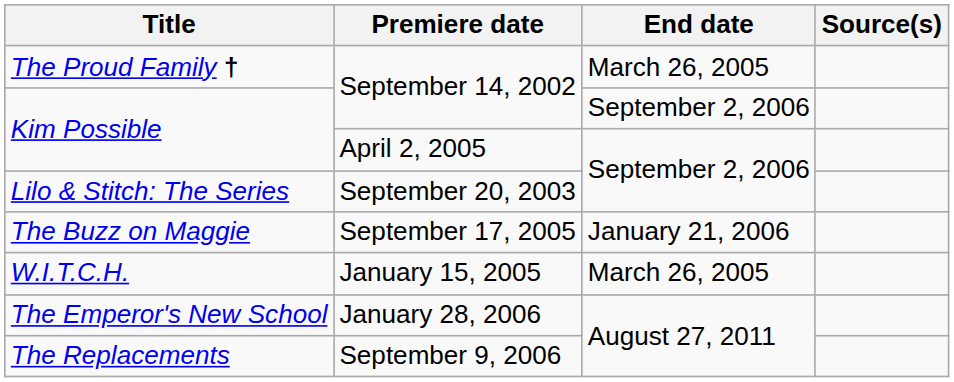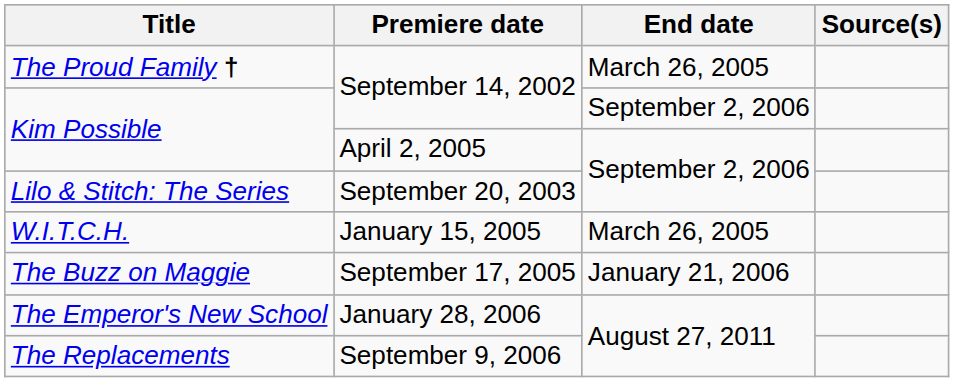rows swapped: (70, 273) <-> (130, 231)
